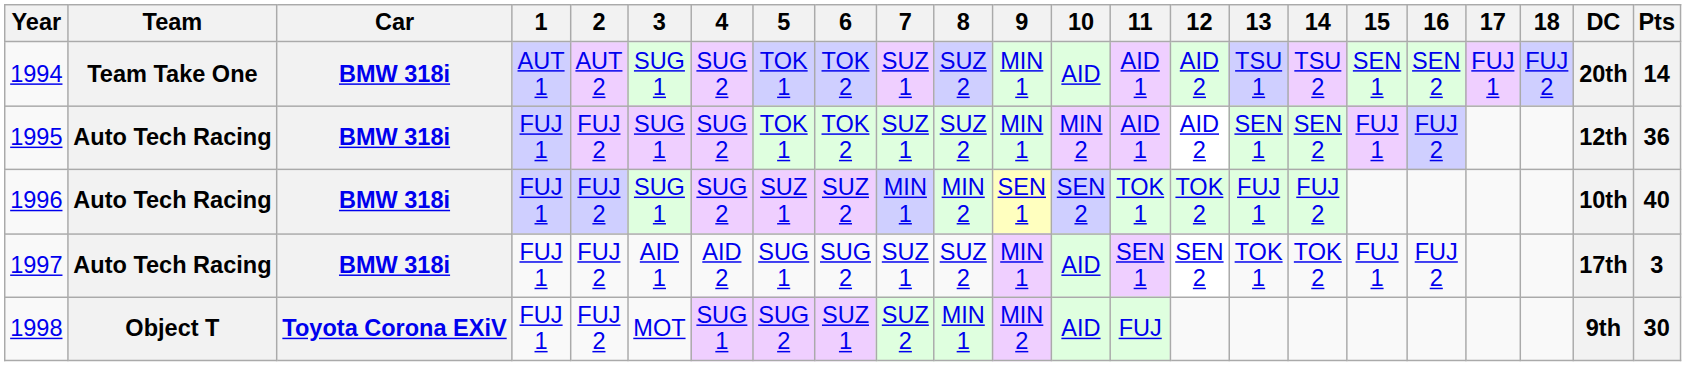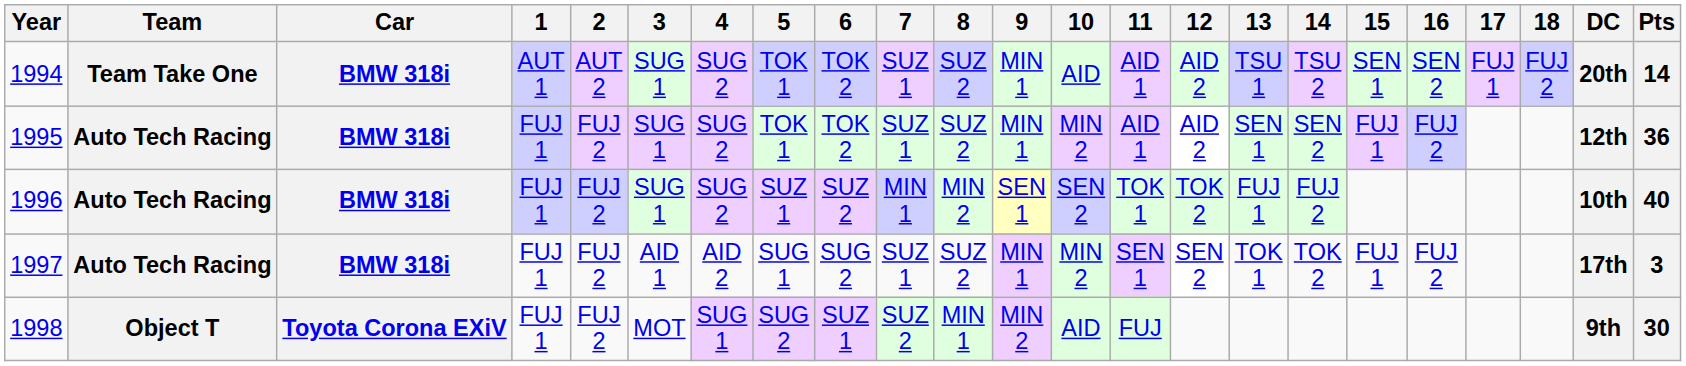(1081, 264) AID -> (1081, 264) MIN 2
